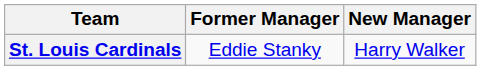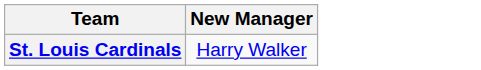- column: (265, 19)
